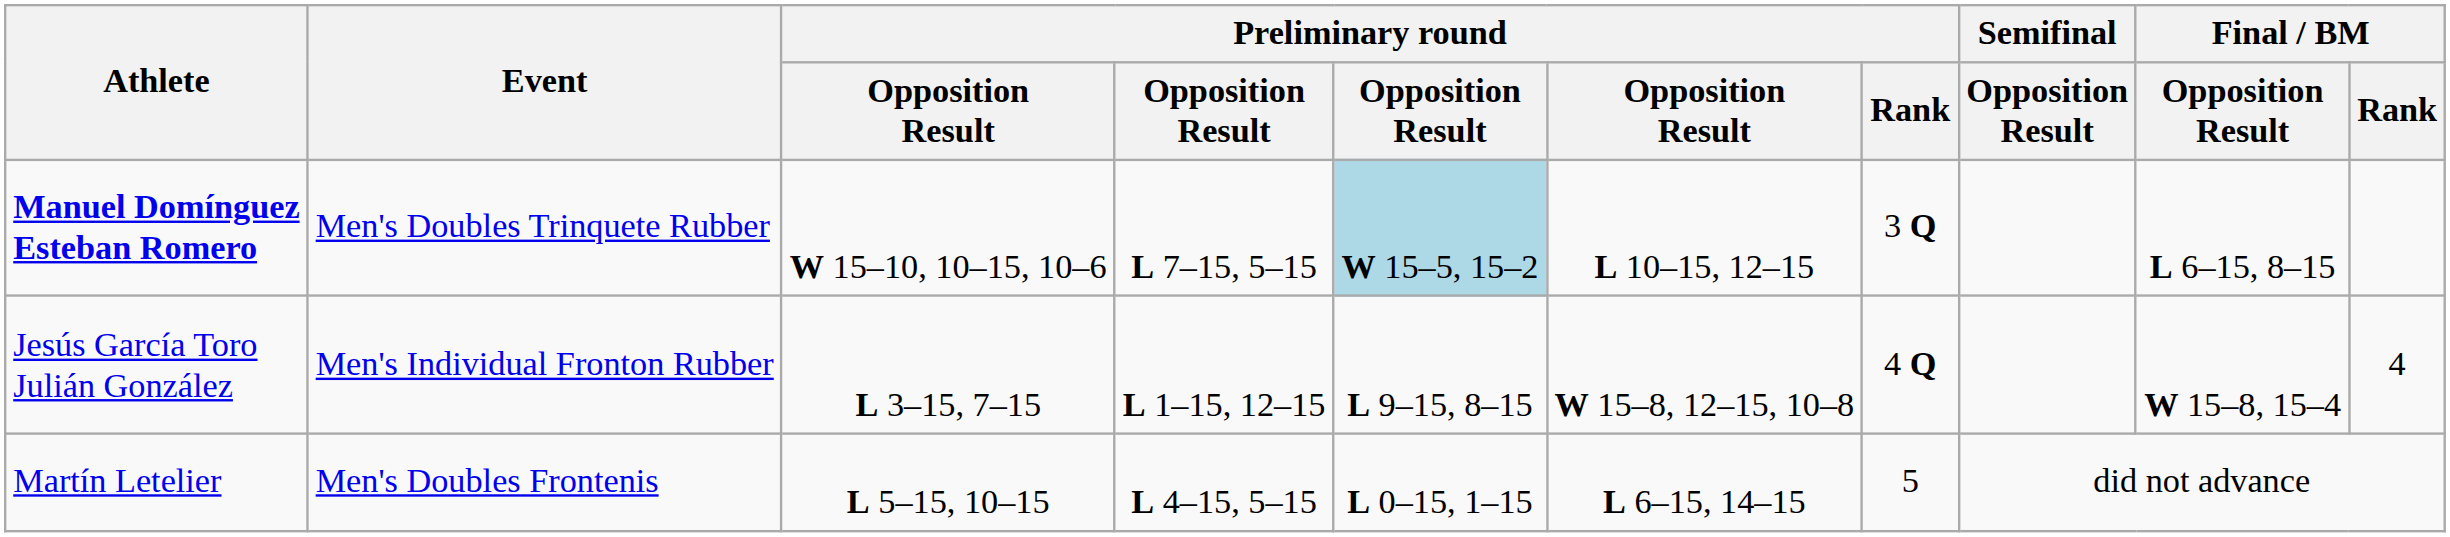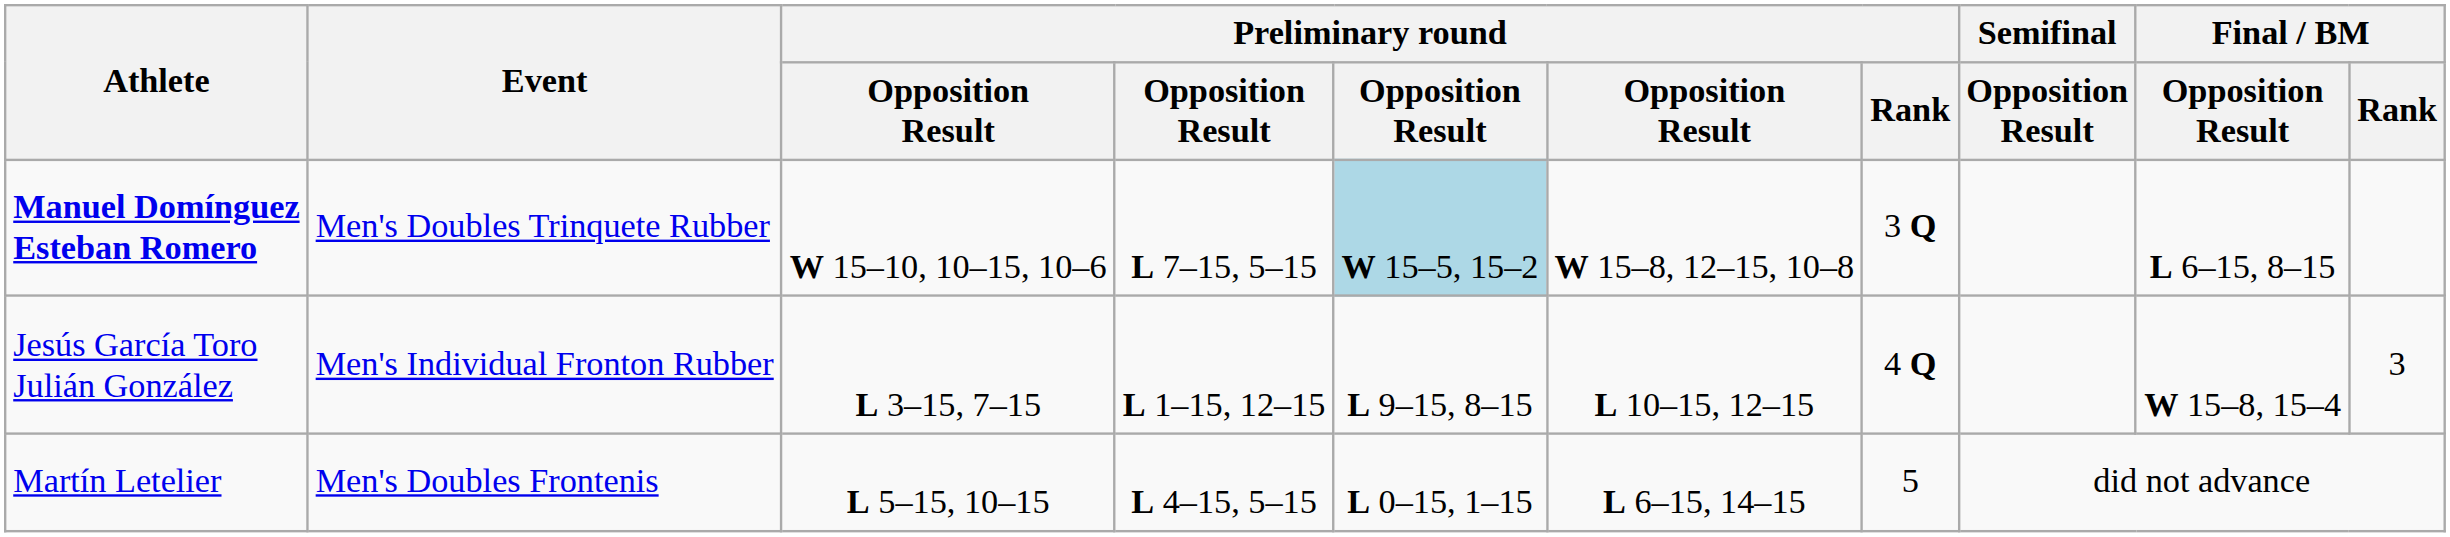(1704, 267) L 10–15, 12–15 -> (1704, 267) W 15–8, 12–15, 10–8
(1704, 405) W 15–8, 12–15, 10–8 -> (1704, 405) L 10–15, 12–15
(2397, 364) 4 -> (2397, 364) 3
